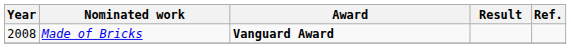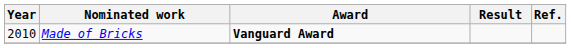(22, 34) 2008 -> (22, 34) 2010
